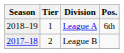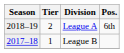(50, 26) 1 -> (50, 26) 2
(50, 41) 2 -> (50, 41) 1
